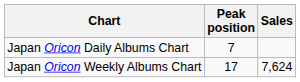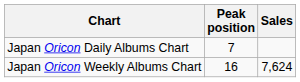(231, 67) 17 -> (231, 67) 16
